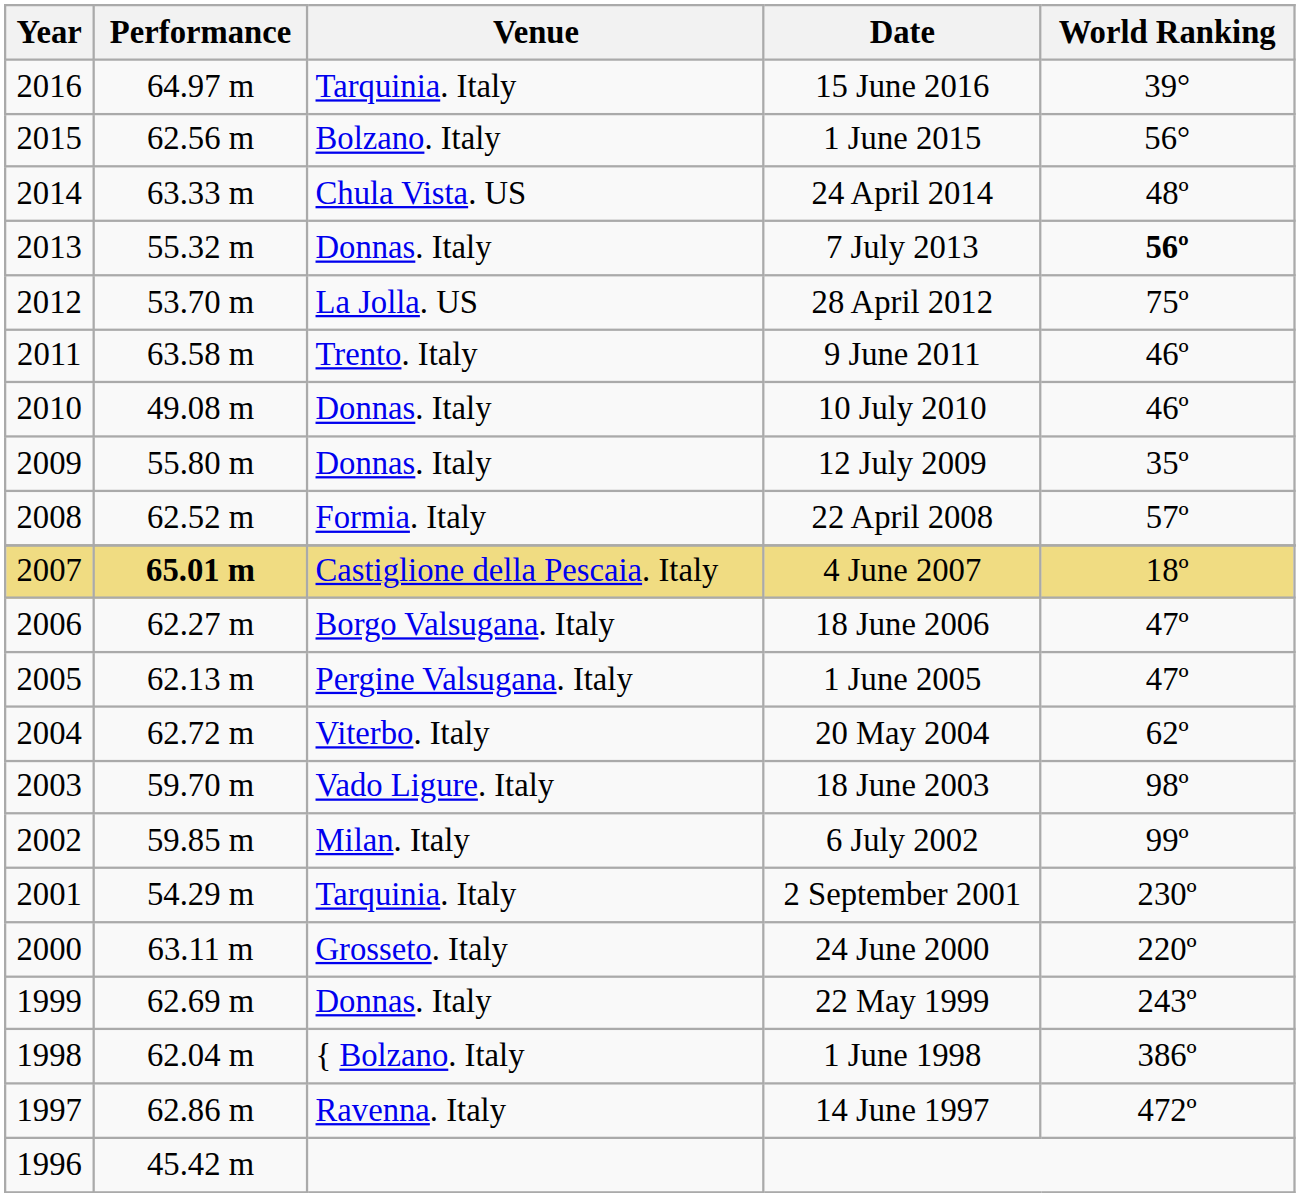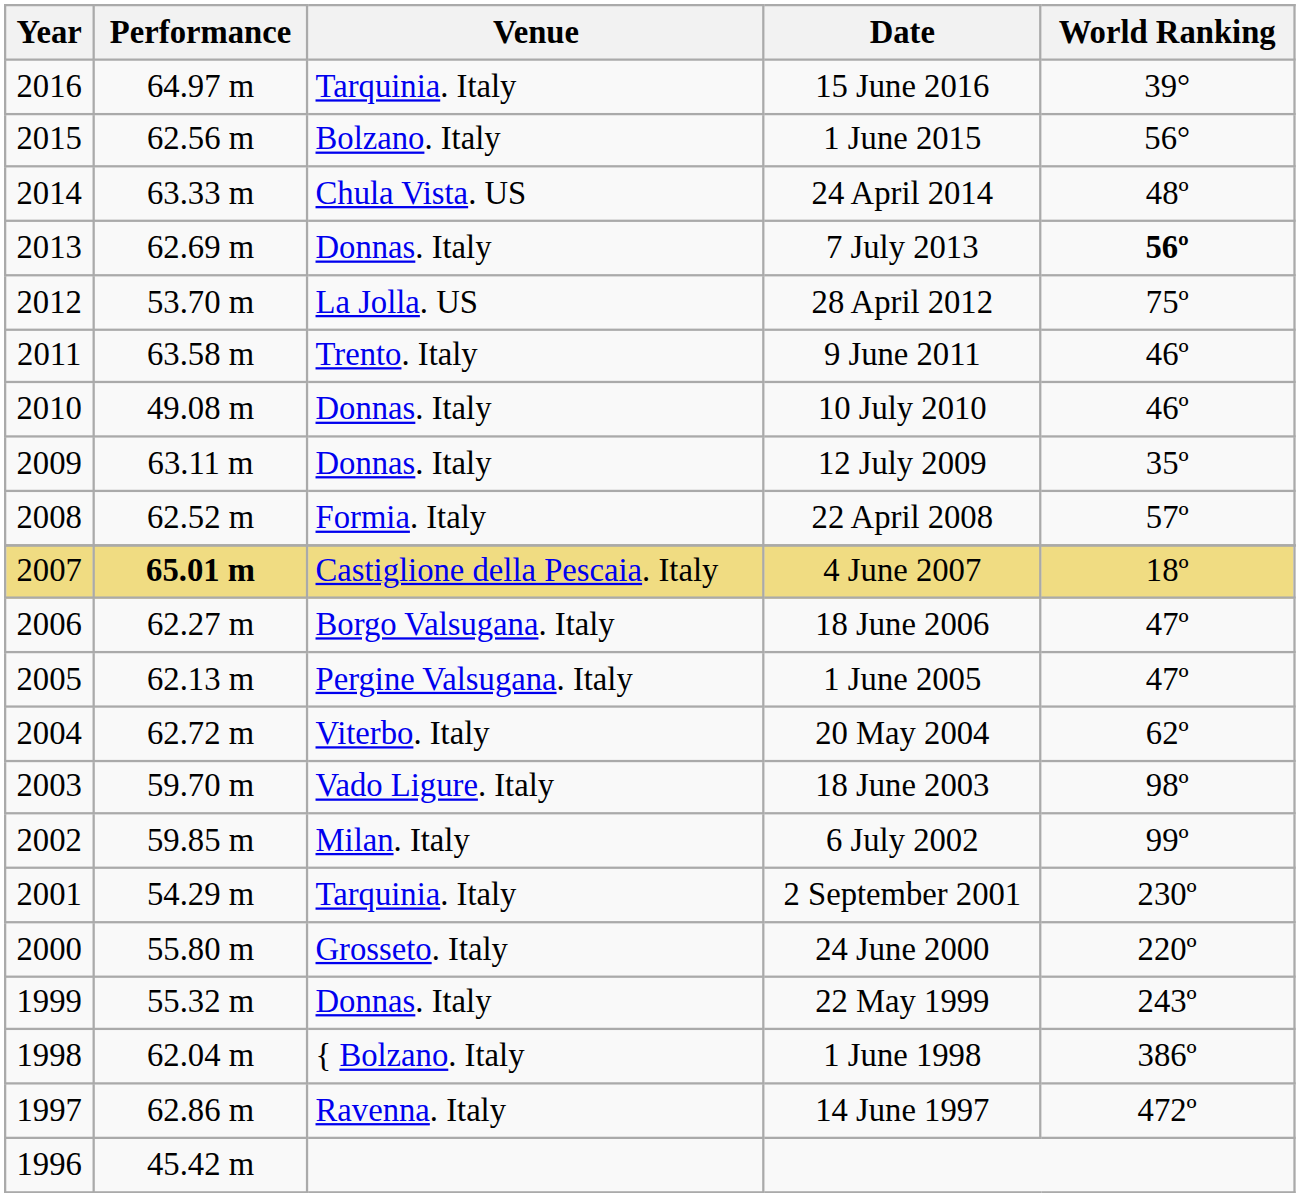(201, 247) 55.32 m -> (201, 247) 62.69 m
(201, 463) 55.80 m -> (201, 463) 63.11 m
(201, 948) 63.11 m -> (201, 948) 55.80 m
(201, 1002) 62.69 m -> (201, 1002) 55.32 m
